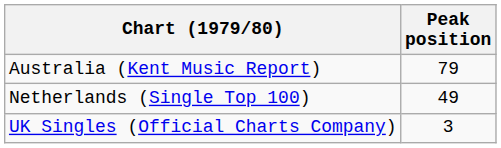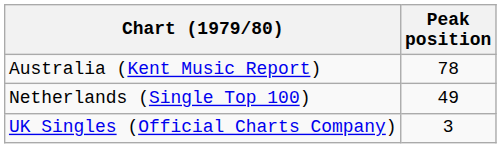(448, 69) 79 -> (448, 69) 78
